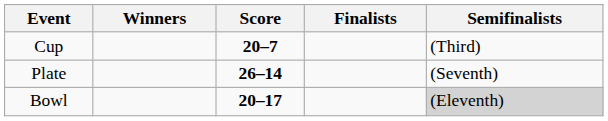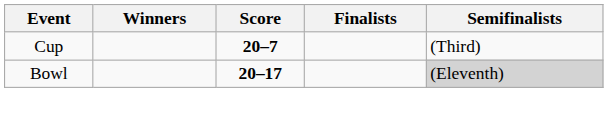- row: (49, 73)
